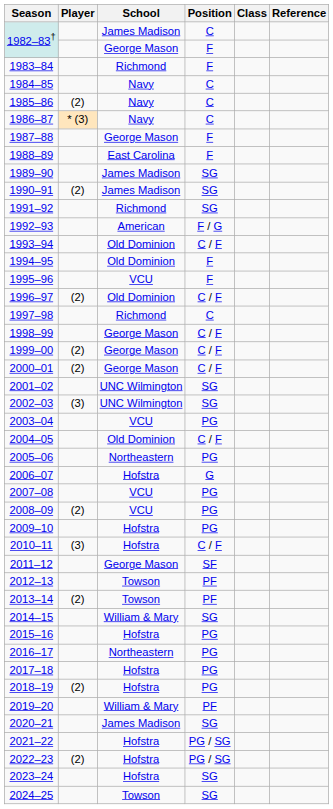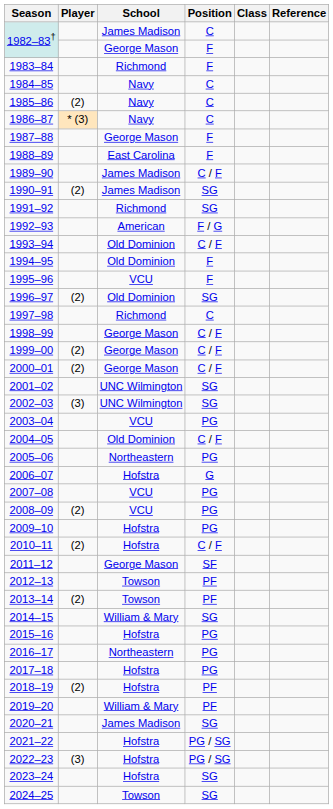(210, 173) SG -> (210, 173) C / F
(210, 297) C / F -> (210, 297) SG
(78, 546) (3) -> (78, 546) (2)
(210, 688) PG -> (210, 688) PF
(78, 759) (2) -> (78, 759) (3)
